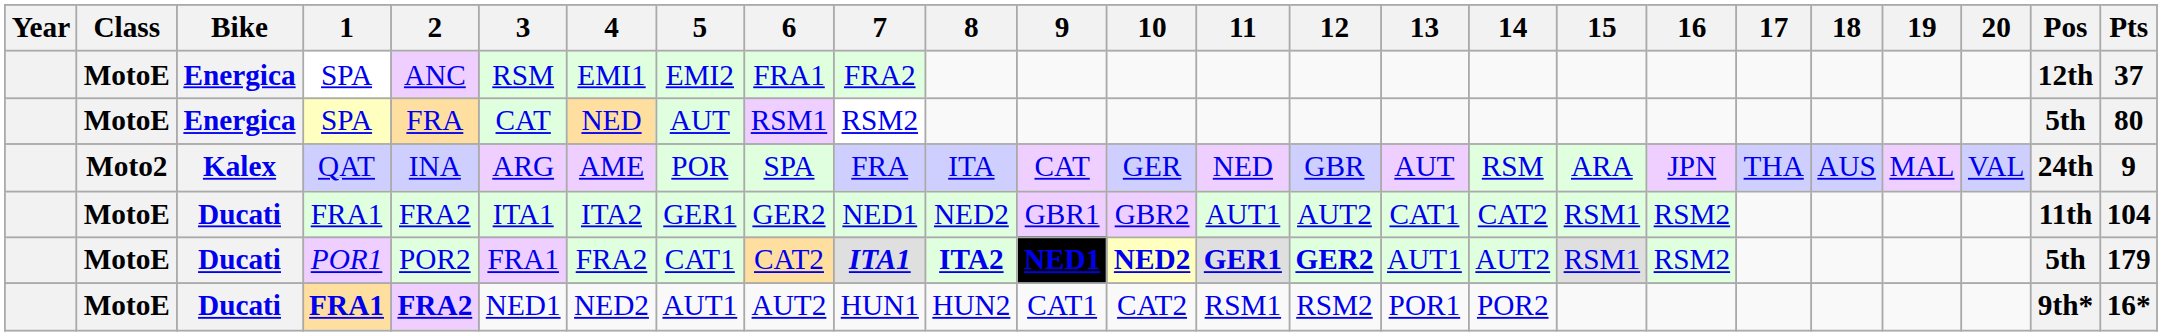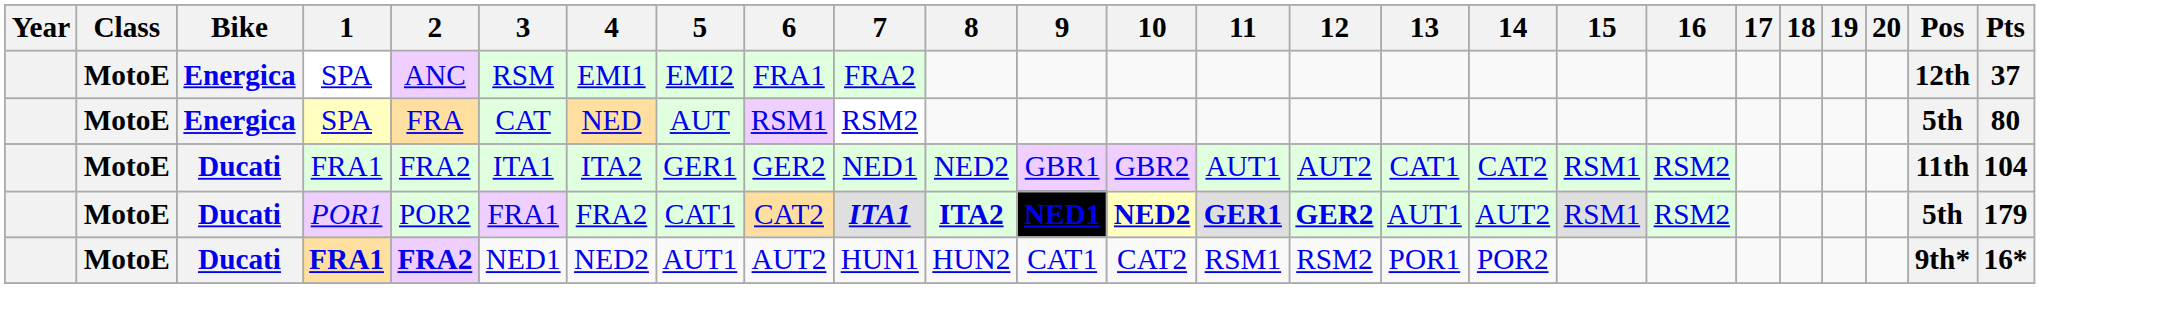- row: (239, 167)
